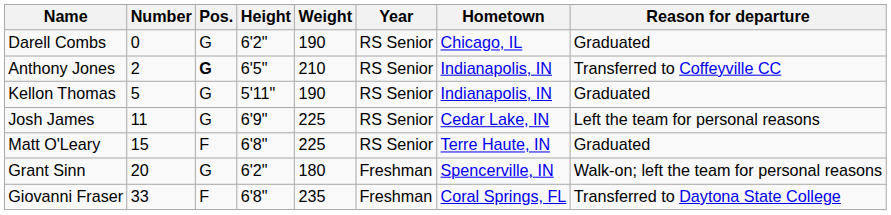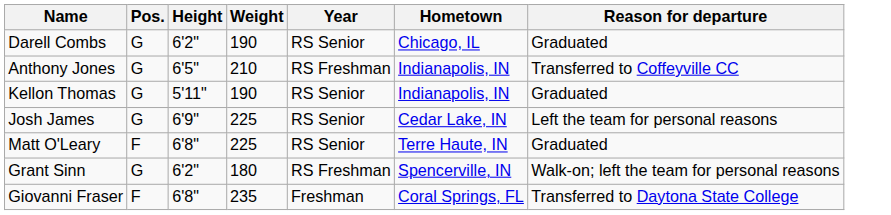- column: (161, 17)
(205, 68) bold -> (137, 68) normal
(396, 68) RS Senior -> (341, 68) RS Freshman
(396, 171) Freshman -> (341, 171) RS Freshman
